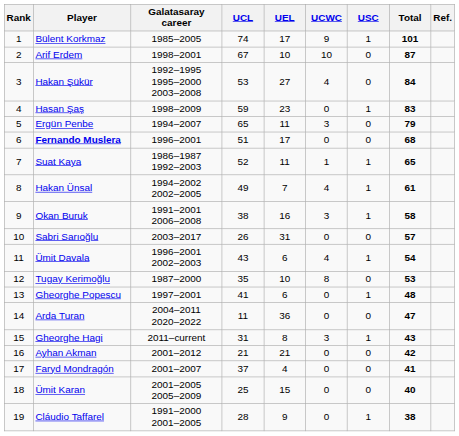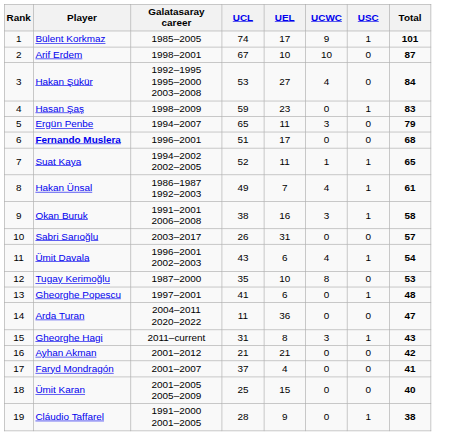- column: (443, 17)
(176, 161) 1986–1987 1992–2003 -> (176, 161) 1994–2002 2002–2005
(176, 188) 1994–2002 2002–2005 -> (176, 188) 1986–1987 1992–2003
